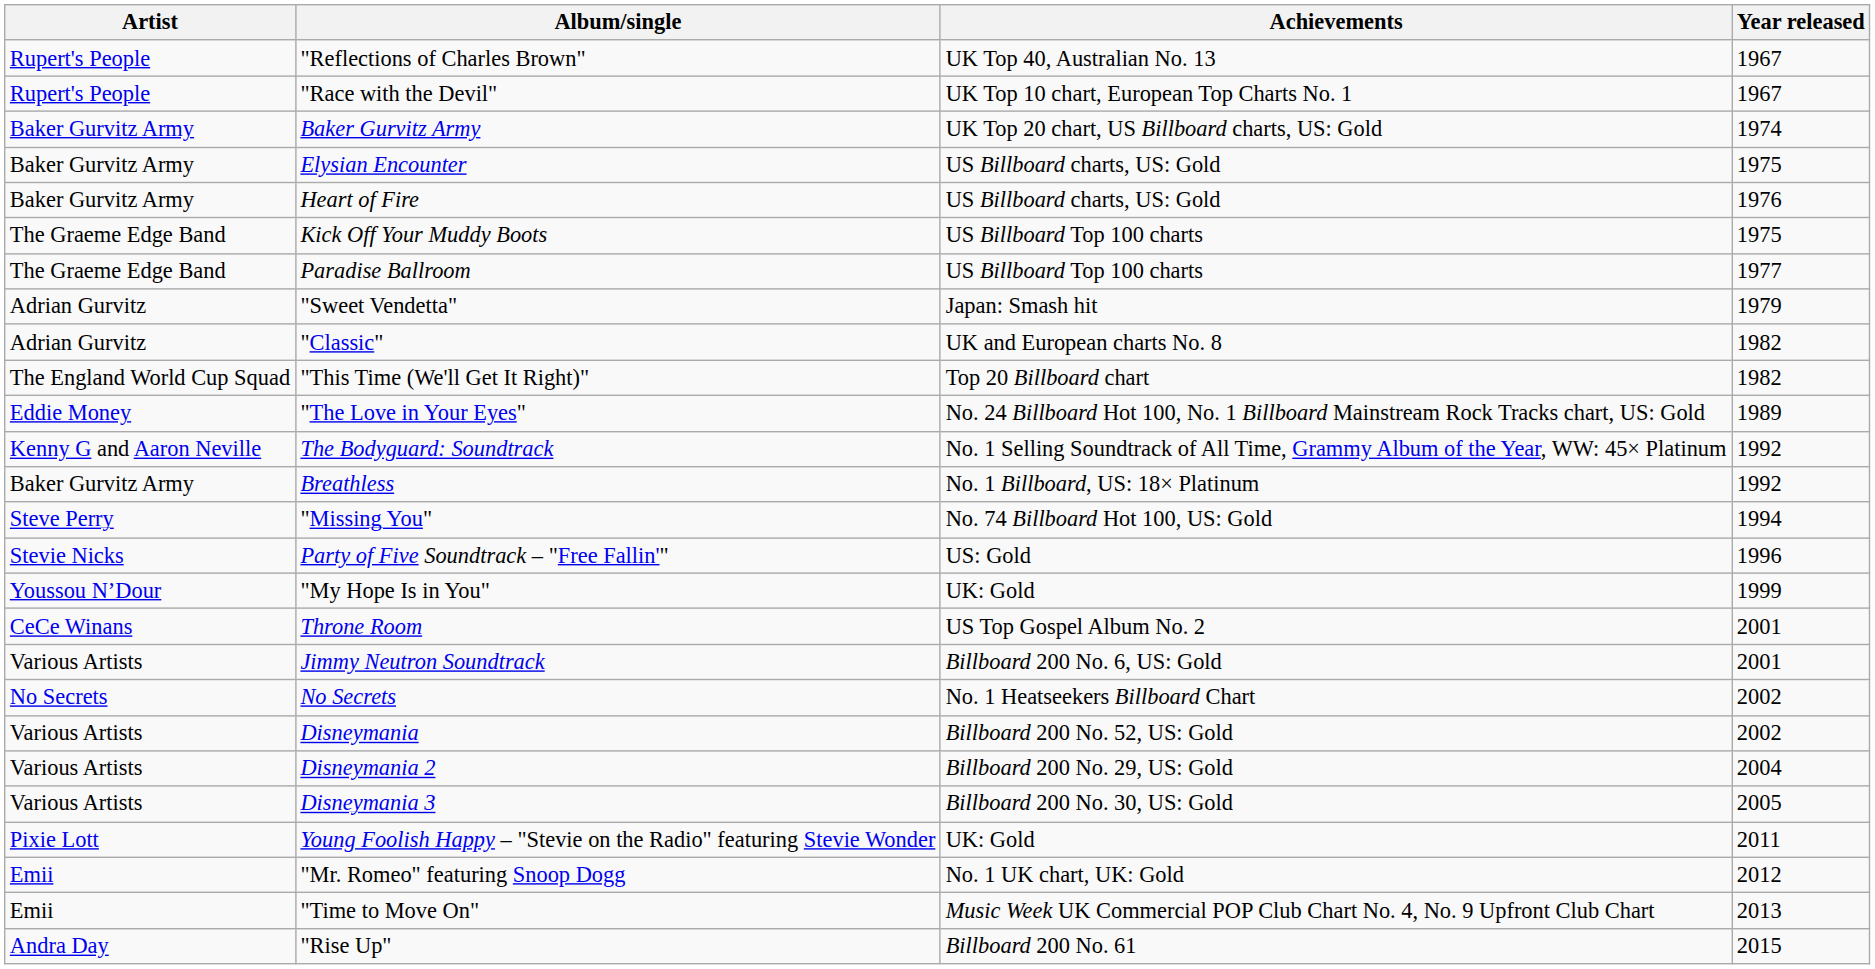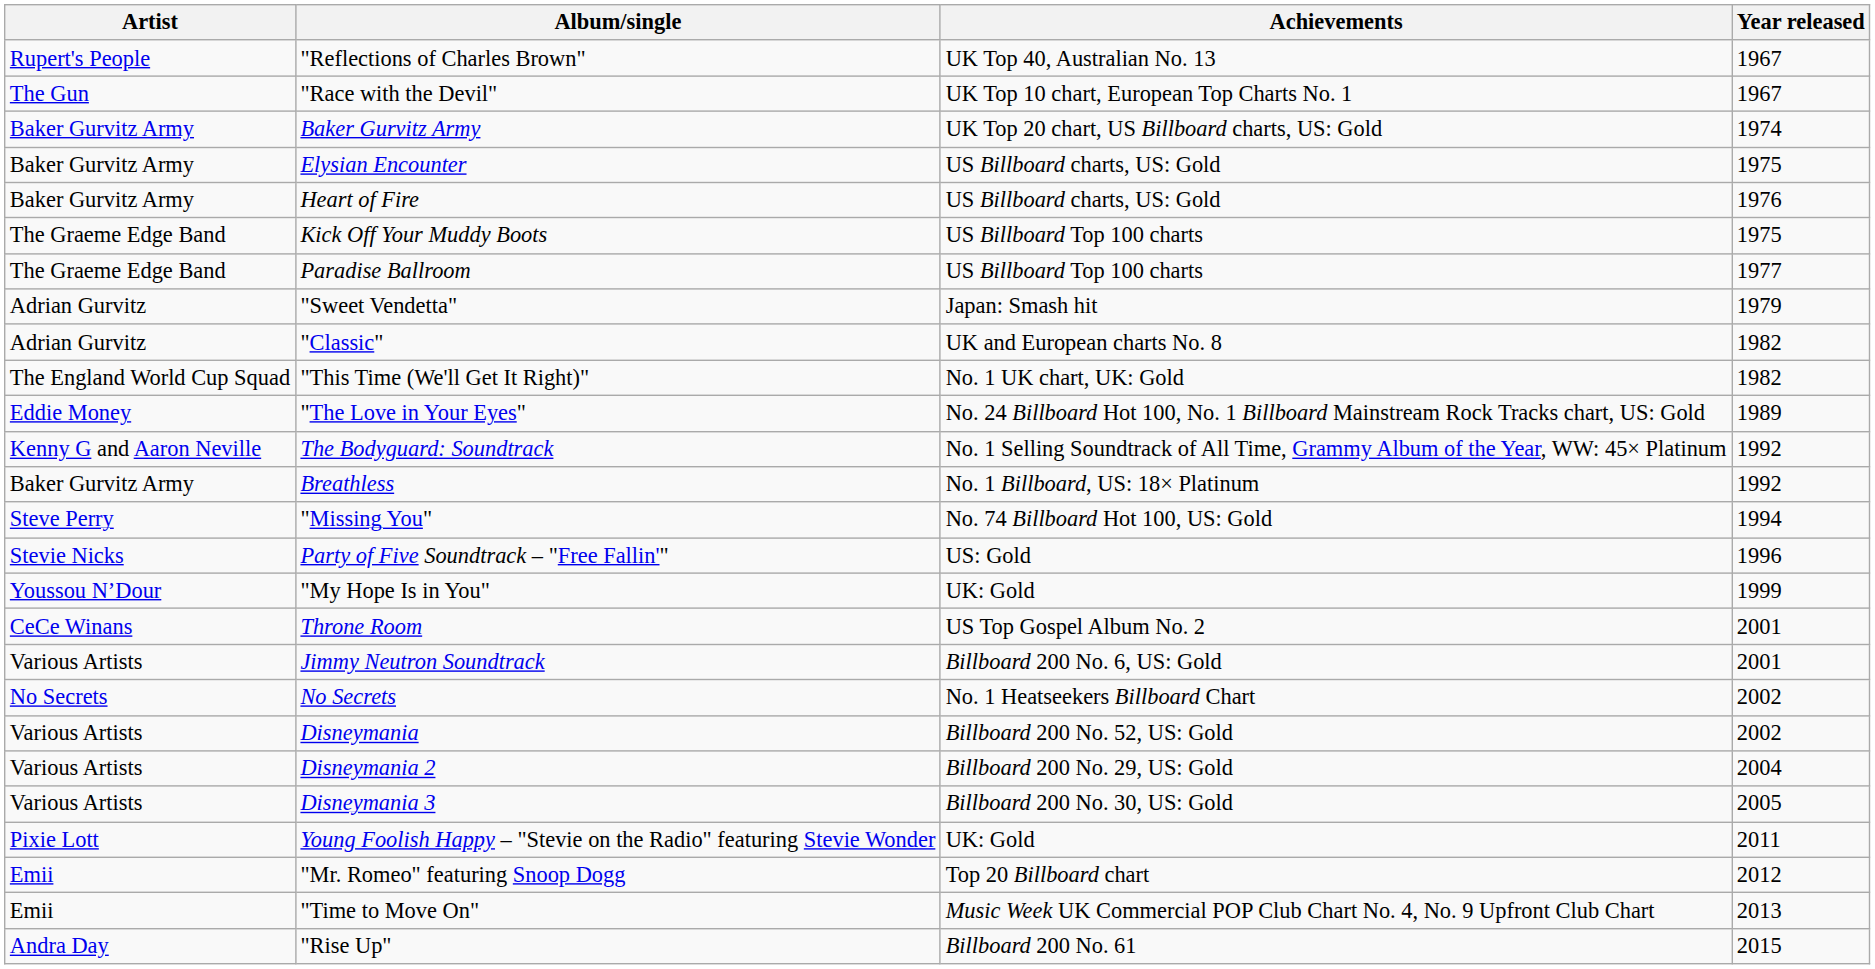(80, 93) Rupert's People -> (49, 93) The Gun
(1047, 377) Top 20 Billboard chart -> (1065, 377) No. 1 UK chart, UK: Gold
(1065, 874) No. 1 UK chart, UK: Gold -> (1047, 874) Top 20 Billboard chart
